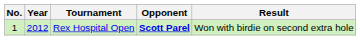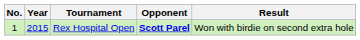(38, 28) 2012 -> (38, 28) 2015
